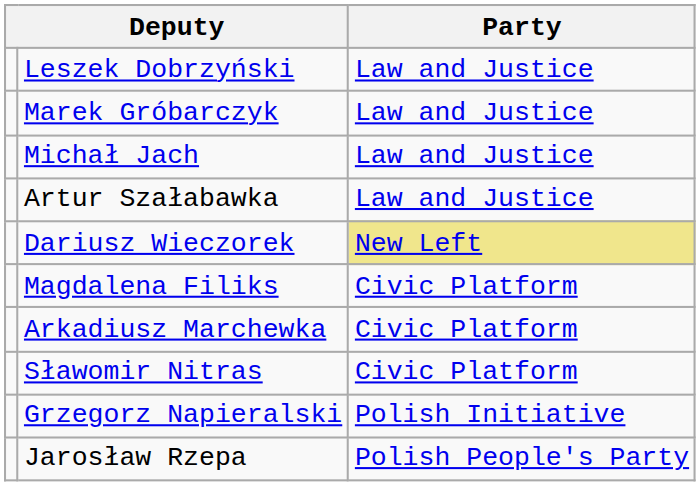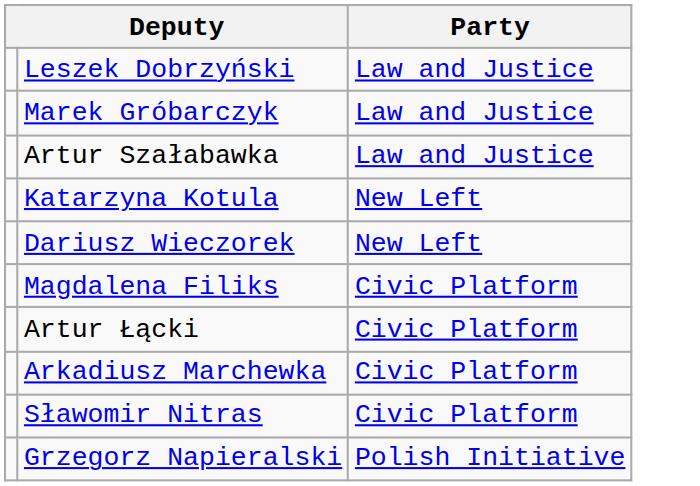- row: (111, 156)
+ row: (151, 200)
(419, 243) khaki background -> (419, 243) no background
+ row: (111, 329)
- row: (135, 459)
